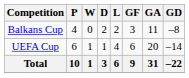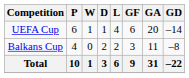rows swapped: (35, 47) <-> (35, 30)
